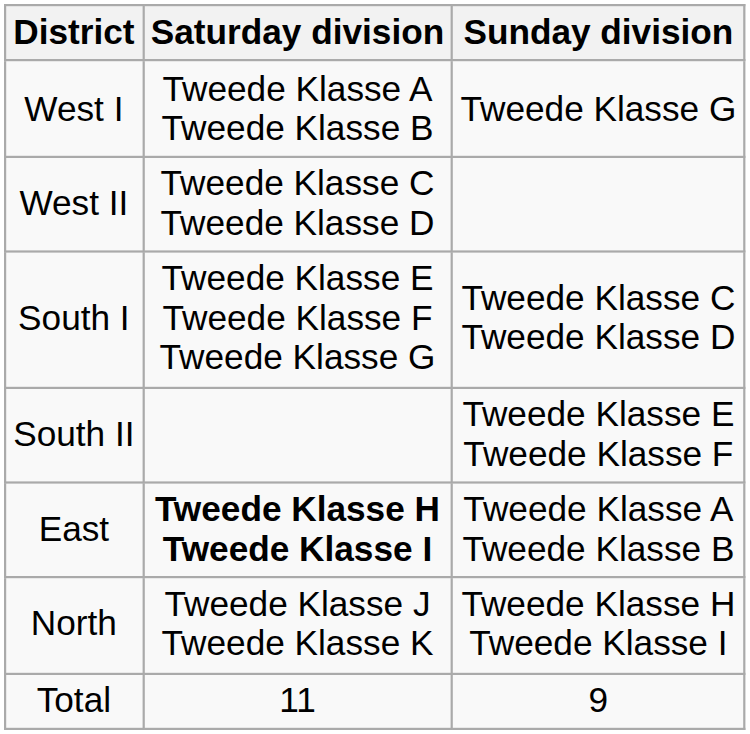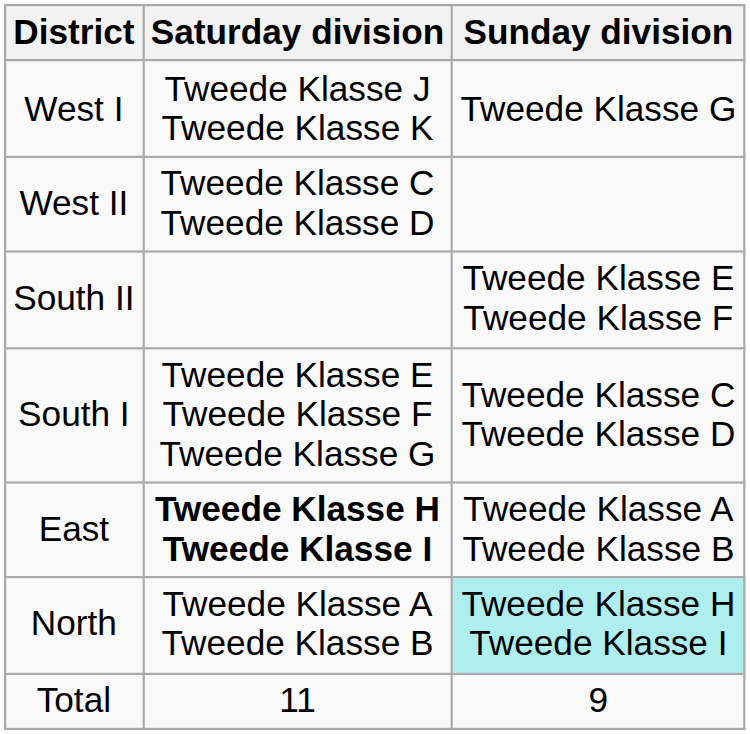(297, 108) Tweede Klasse A Tweede Klasse B -> (297, 108) Tweede Klasse J Tweede Klasse K
rows swapped: (74, 318) <-> (74, 433)
(297, 624) Tweede Klasse J Tweede Klasse K -> (297, 624) Tweede Klasse A Tweede Klasse B
(598, 624) no background -> (598, 624) paleturquoise background
